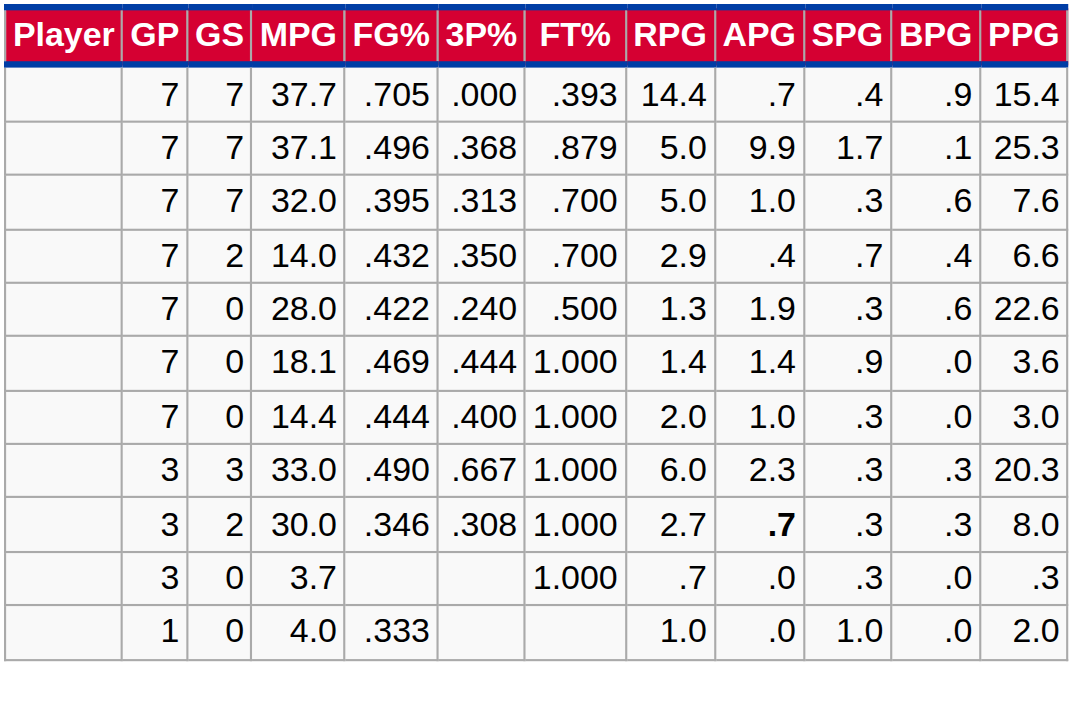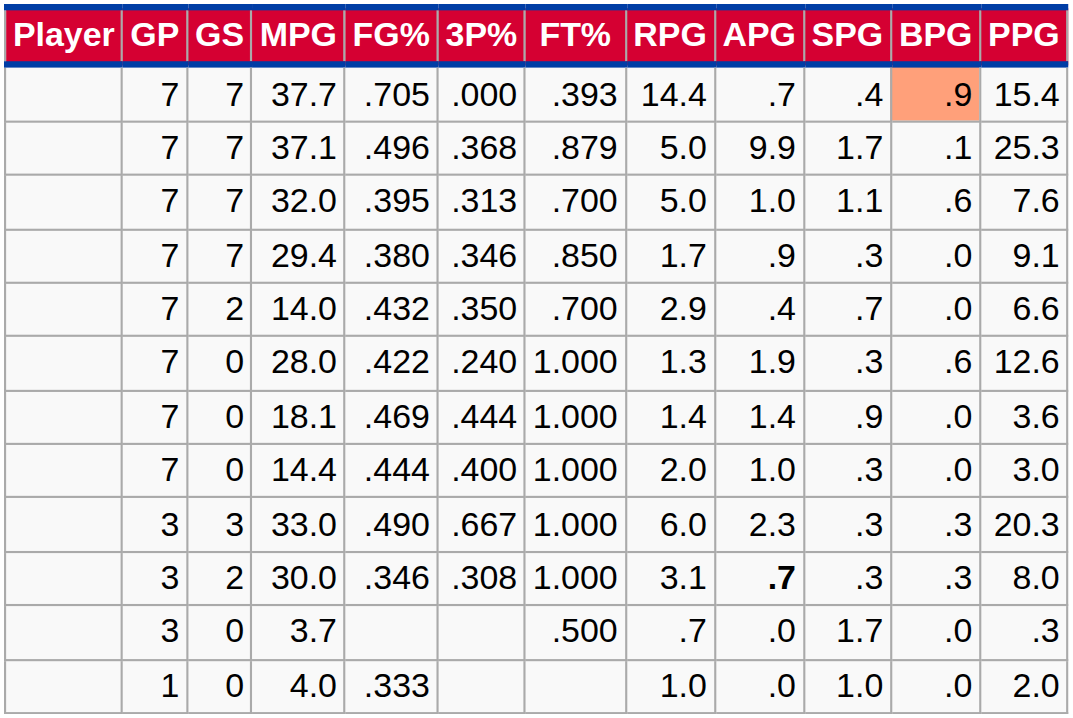(958, 93) no background -> (958, 93) lightsalmon background
(869, 201) .3 -> (860, 201) 1.1
+ row: (304, 255)
(958, 255) .4 -> (958, 308) .0
(585, 308) .500 -> (575, 362) 1.000
(1027, 308) 22.6 -> (1027, 362) 12.6
(683, 524) 2.7 -> (683, 577) 3.1
(575, 577) 1.000 -> (585, 631) .500
(869, 577) .3 -> (860, 631) 1.7
